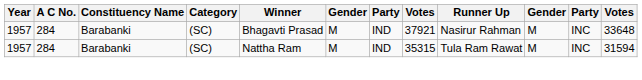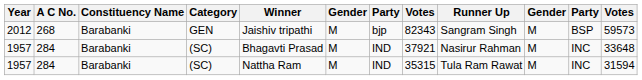+ row: (19, 30)
